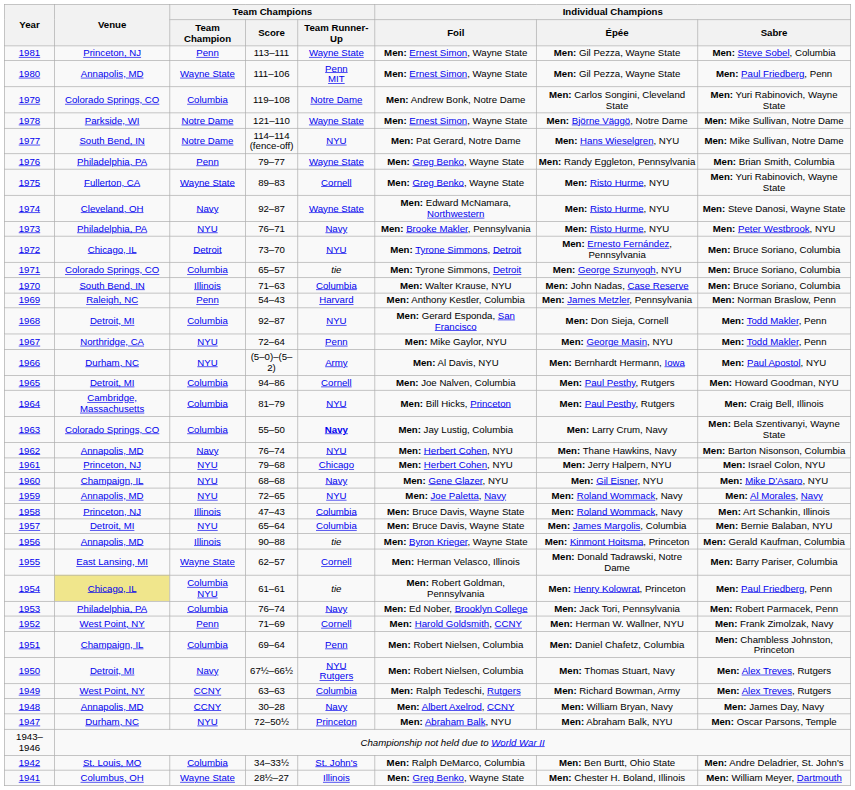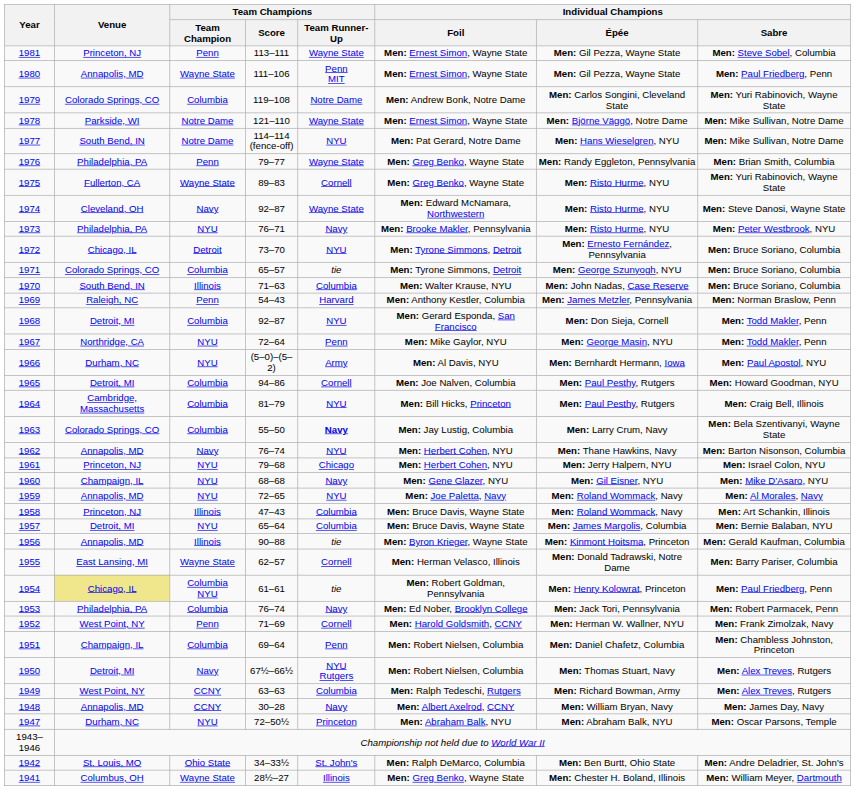(207, 763) Columbia -> (208, 763) Ohio State
